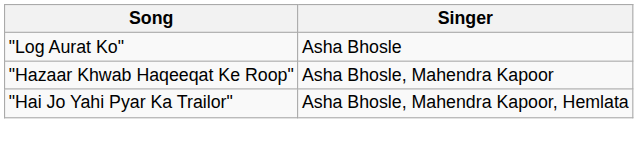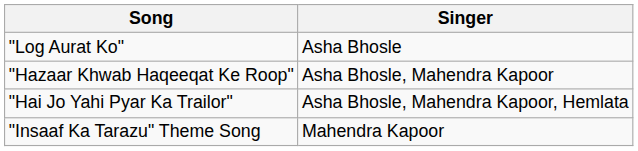+ row: (135, 131)
